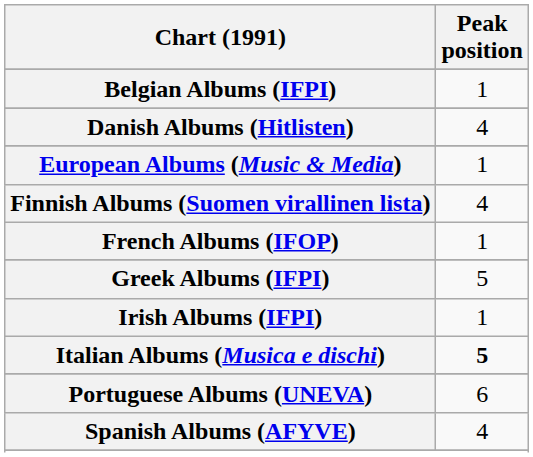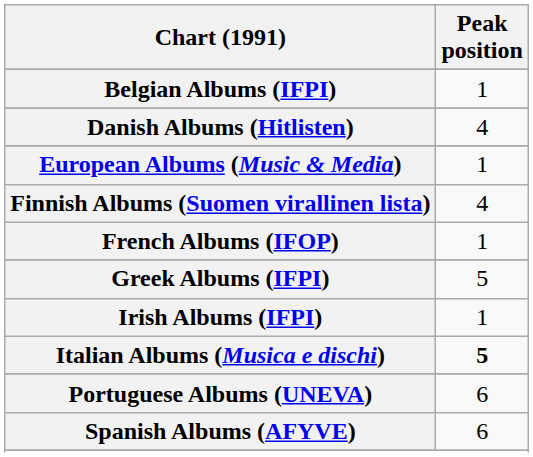(482, 431) 4 -> (482, 431) 6
